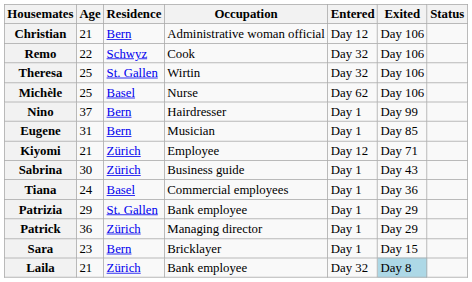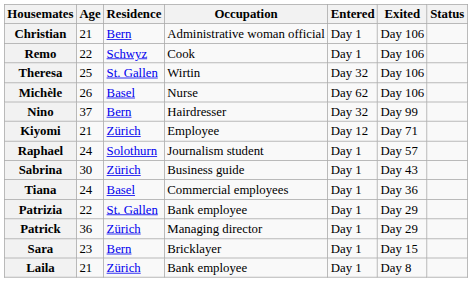(349, 34) Day 12 -> (346, 34) Day 1
(349, 53) Day 32 -> (346, 53) Day 1
(86, 92) 25 -> (86, 92) 26
(346, 112) Day 1 -> (349, 112) Day 32
- row: (40, 131)
+ row: (40, 151)
(86, 209) 29 -> (86, 209) 22
(349, 268) Day 32 -> (346, 268) Day 1
(396, 268) lightblue background -> (396, 268) no background
